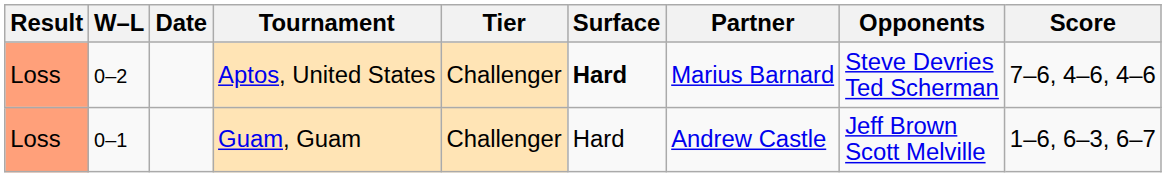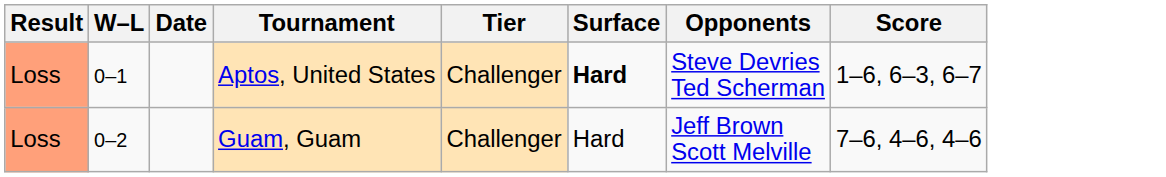- column: (753, 23)
(111, 76) 0–2 -> (111, 76) 0–1
(1083, 74) 7–6, 4–6, 4–6 -> (909, 74) 1–6, 6–3, 6–7
(111, 140) 0–1 -> (111, 140) 0–2
(1083, 139) 1–6, 6–3, 6–7 -> (909, 139) 7–6, 4–6, 4–6
